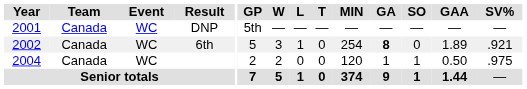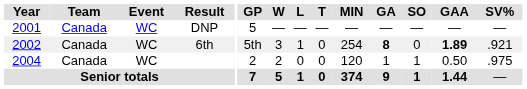(253, 28) 5th -> (253, 28) 5
(253, 44) 5 -> (253, 44) 5th
(455, 44) normal -> (455, 44) bold
